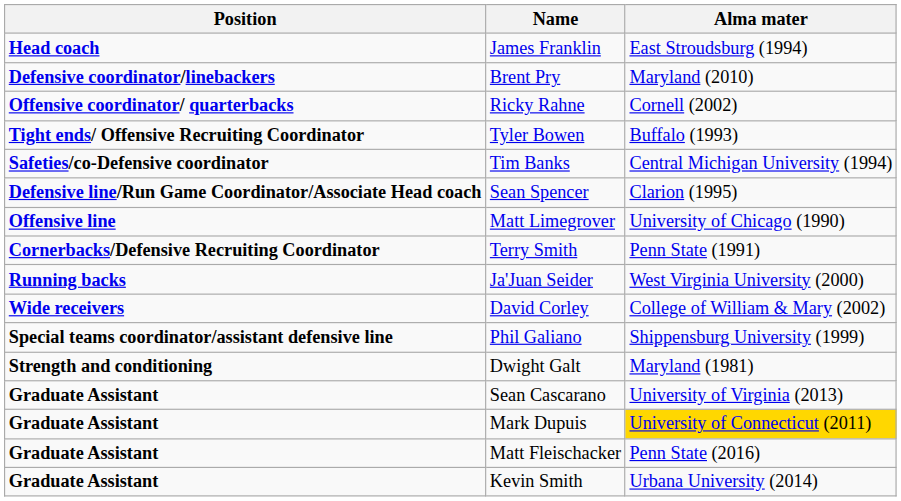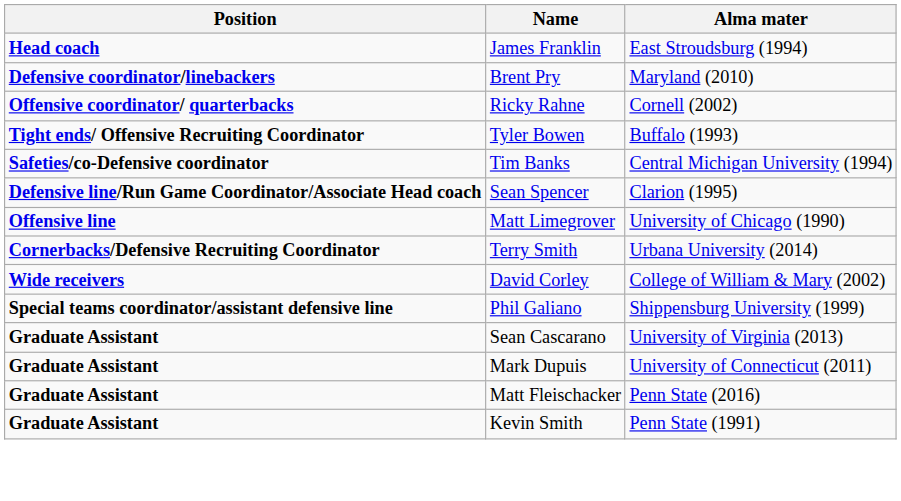(695, 250) Penn State (1991) -> (724, 250) Urbana University (2014)
- row: (541, 279)
- row: (535, 366)
(750, 423) gold background -> (750, 366) no background
(724, 481) Urbana University (2014) -> (695, 423) Penn State (1991)
